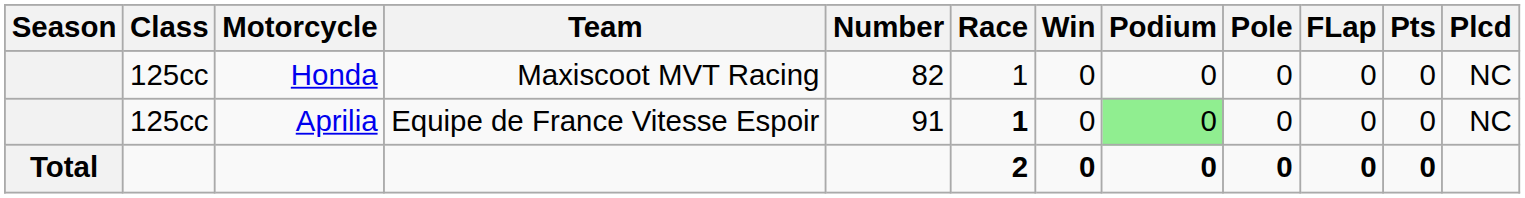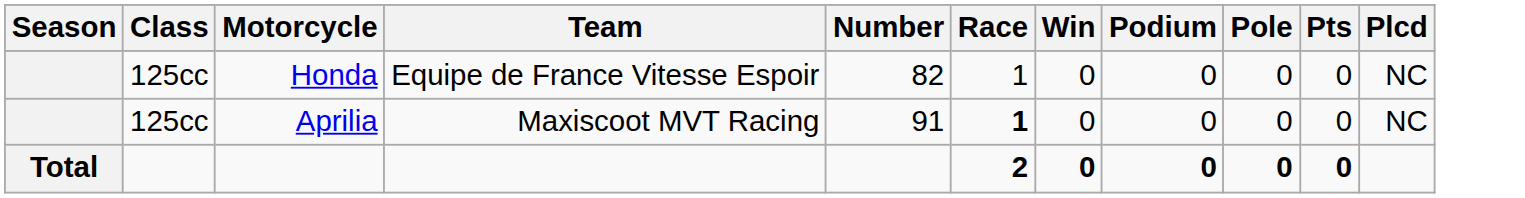- column: (1341, 27)
(668, 74) Maxiscoot MVT Racing -> (605, 74) Equipe de France Vitesse Espoir
(605, 121) Equipe de France Vitesse Espoir -> (668, 121) Maxiscoot MVT Racing
(1209, 121) lightgreen background -> (1209, 121) no background
